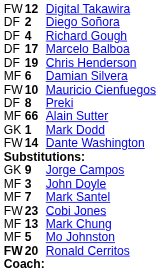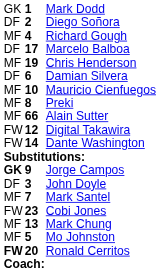rows swapped: (28, 130) <-> (32, 9)
(12, 36) DF -> (13, 36) MF
(12, 62) DF -> (13, 62) MF
(13, 76) MF -> (12, 76) DF
(13, 89) FW -> (13, 89) MF
(12, 103) DF -> (13, 103) MF
(13, 170) normal -> (13, 170) bold
(13, 183) MF -> (12, 183) DF
